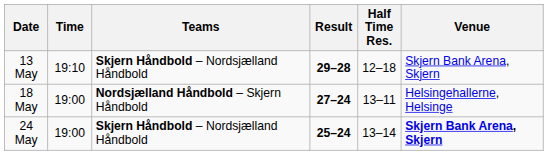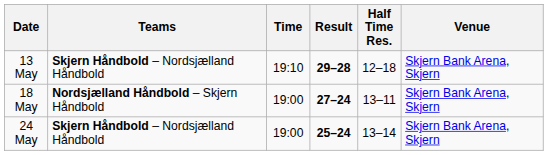columns swapped: (70, 27) <-> (201, 27)
(452, 100) Helsingehallerne, Helsinge -> (457, 100) Skjern Bank Arena, Skjern
(461, 133) bold -> (457, 133) normal
